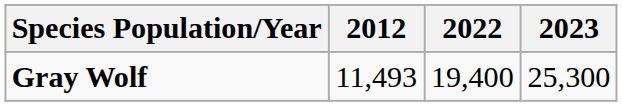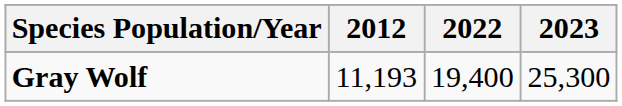(376, 76) 11,493 -> (376, 76) 11,193
